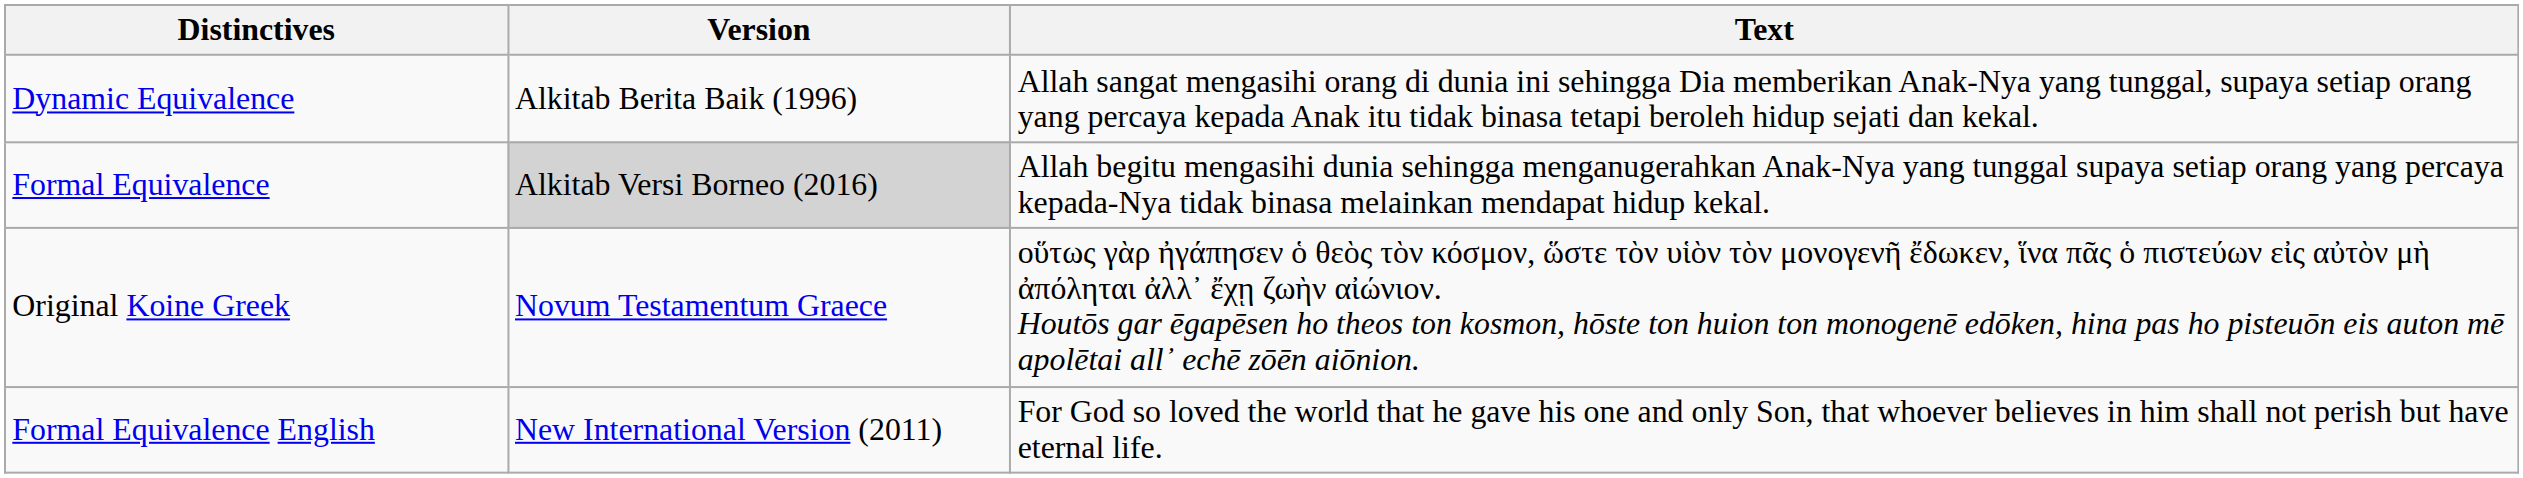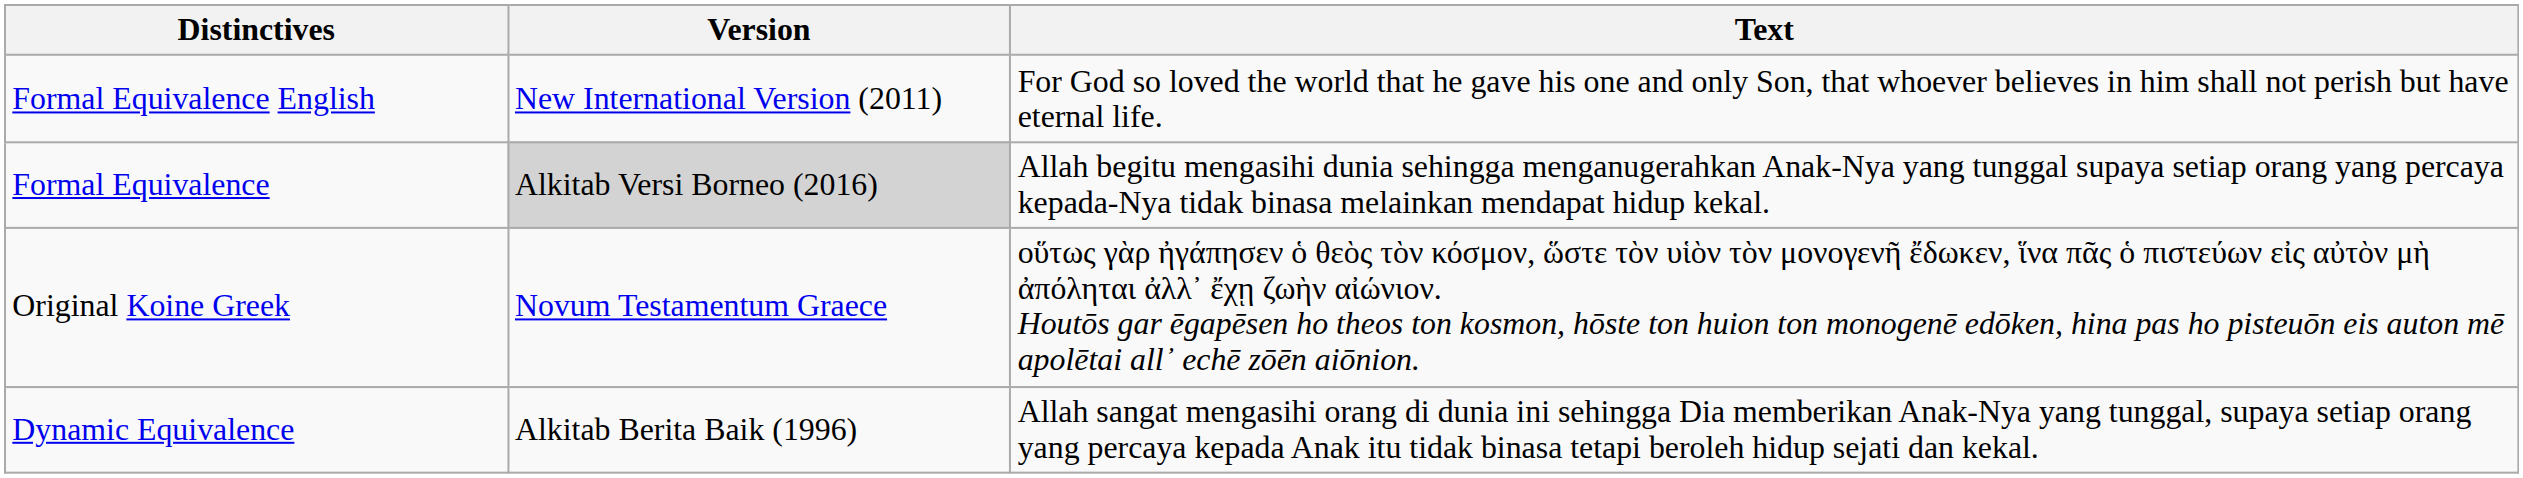rows swapped: (153, 98) <-> (194, 428)
